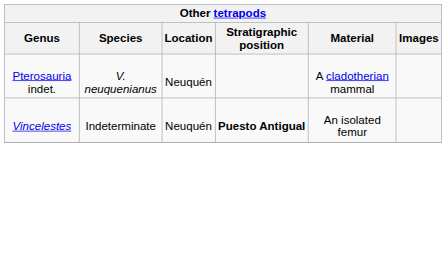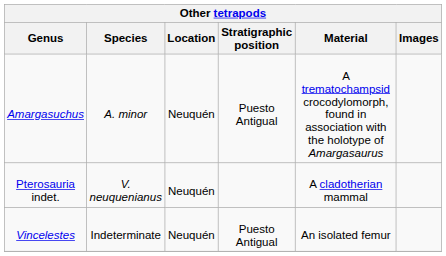+ row: (46, 114)
(262, 126) bold -> (257, 235) normal
